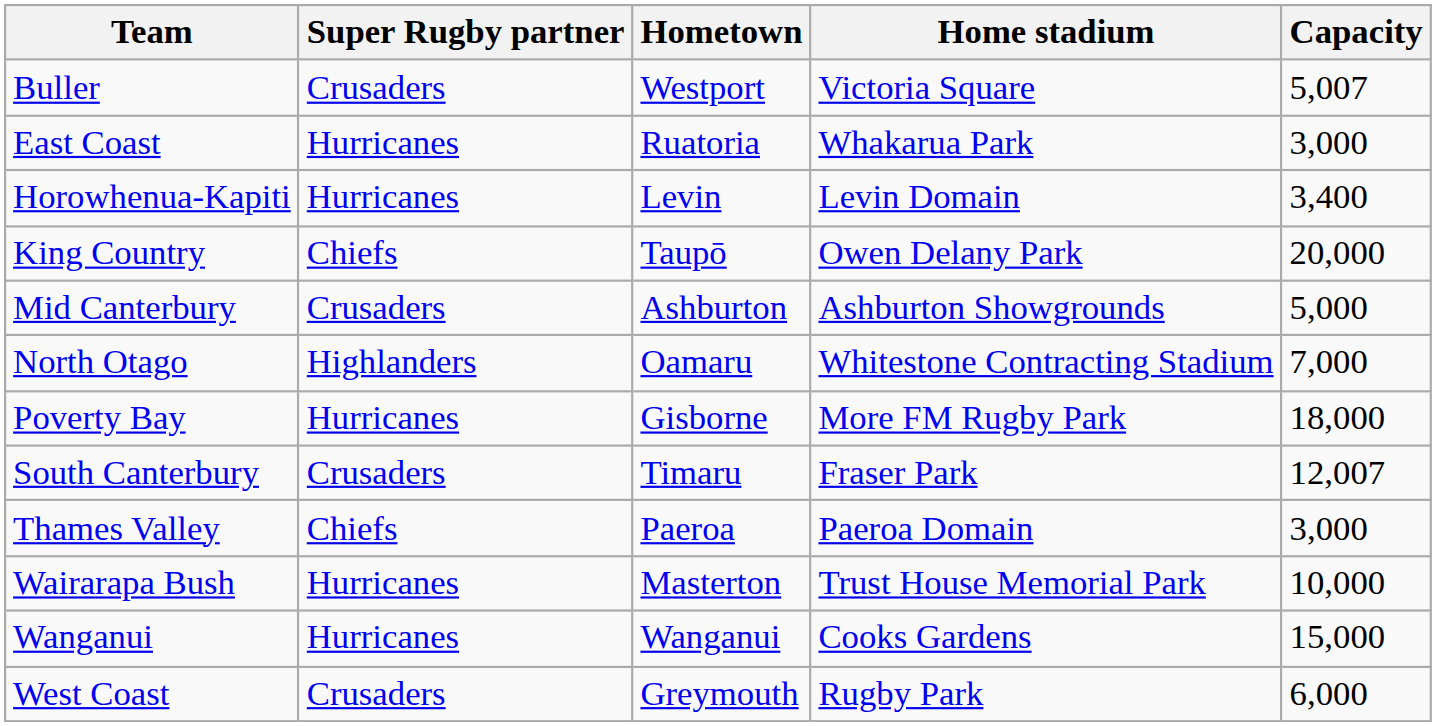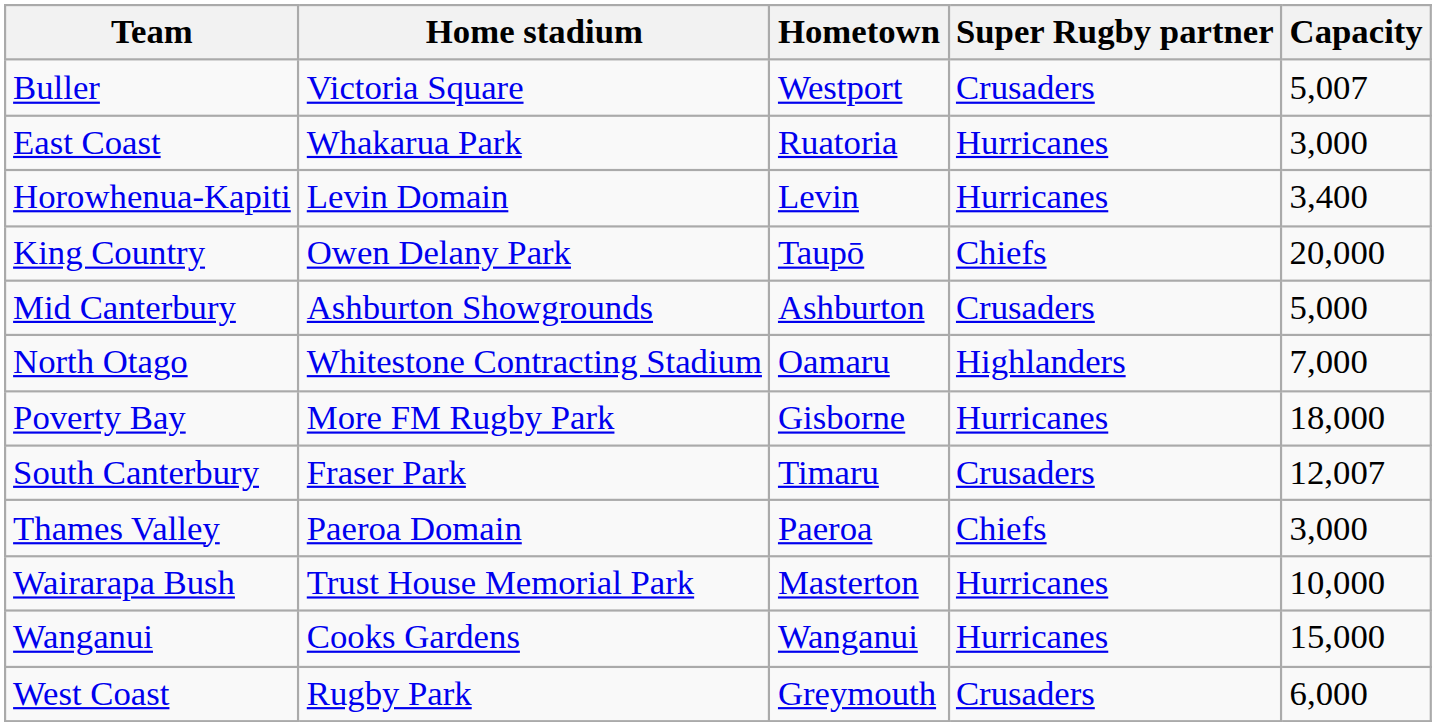columns swapped: (466, 32) <-> (1046, 32)
